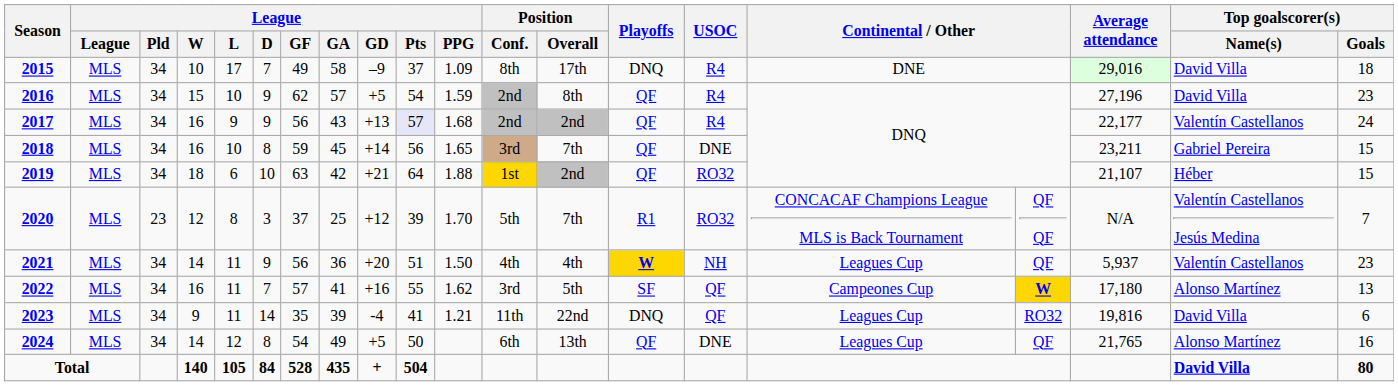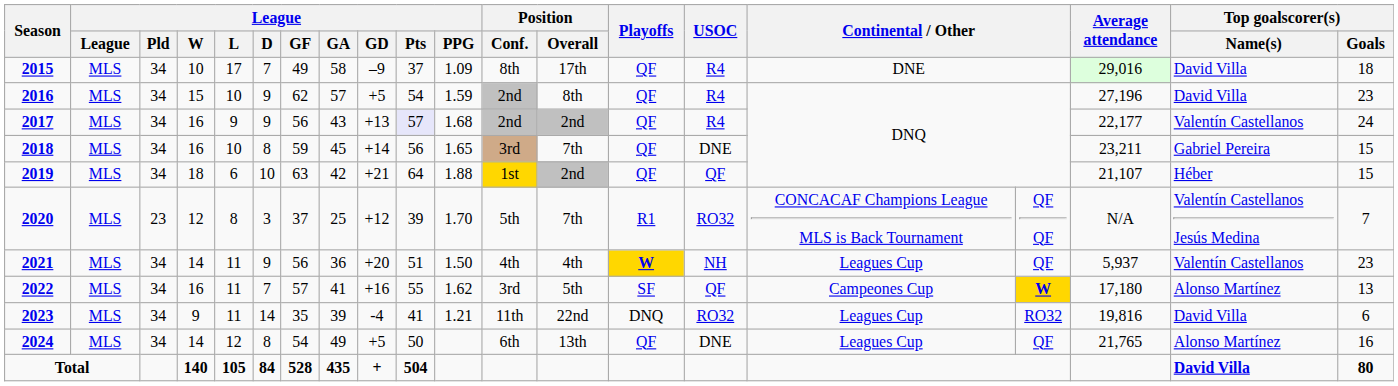(646, 70) DNQ -> (646, 70) QF
(715, 174) RO32 -> (715, 174) QF
(715, 315) QF -> (715, 315) RO32
